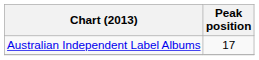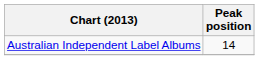(229, 45) 17 -> (229, 45) 14
